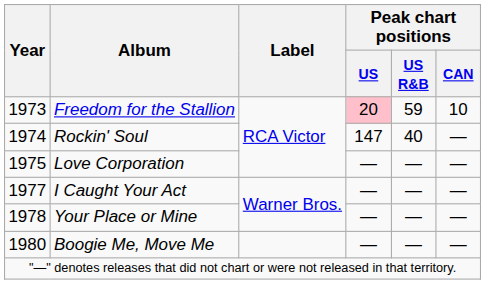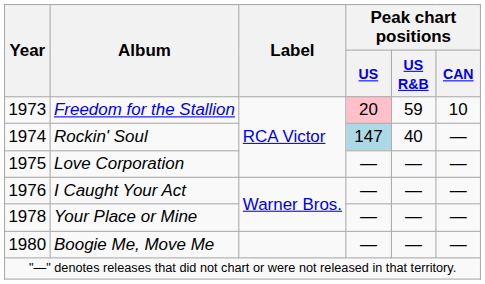(368, 136) no background -> (368, 136) lightblue background
(27, 190) 1977 -> (27, 190) 1976
